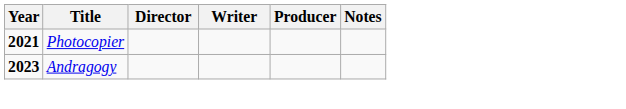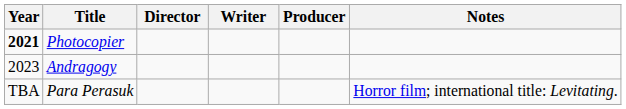(24, 66) bold -> (24, 66) normal
+ row: (90, 91)
